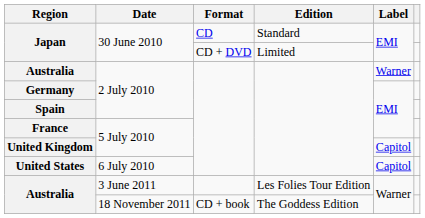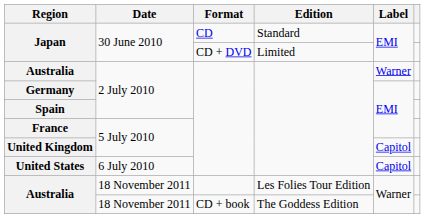(127, 185) 3 June 2011 -> (144, 185) 18 November 2011
